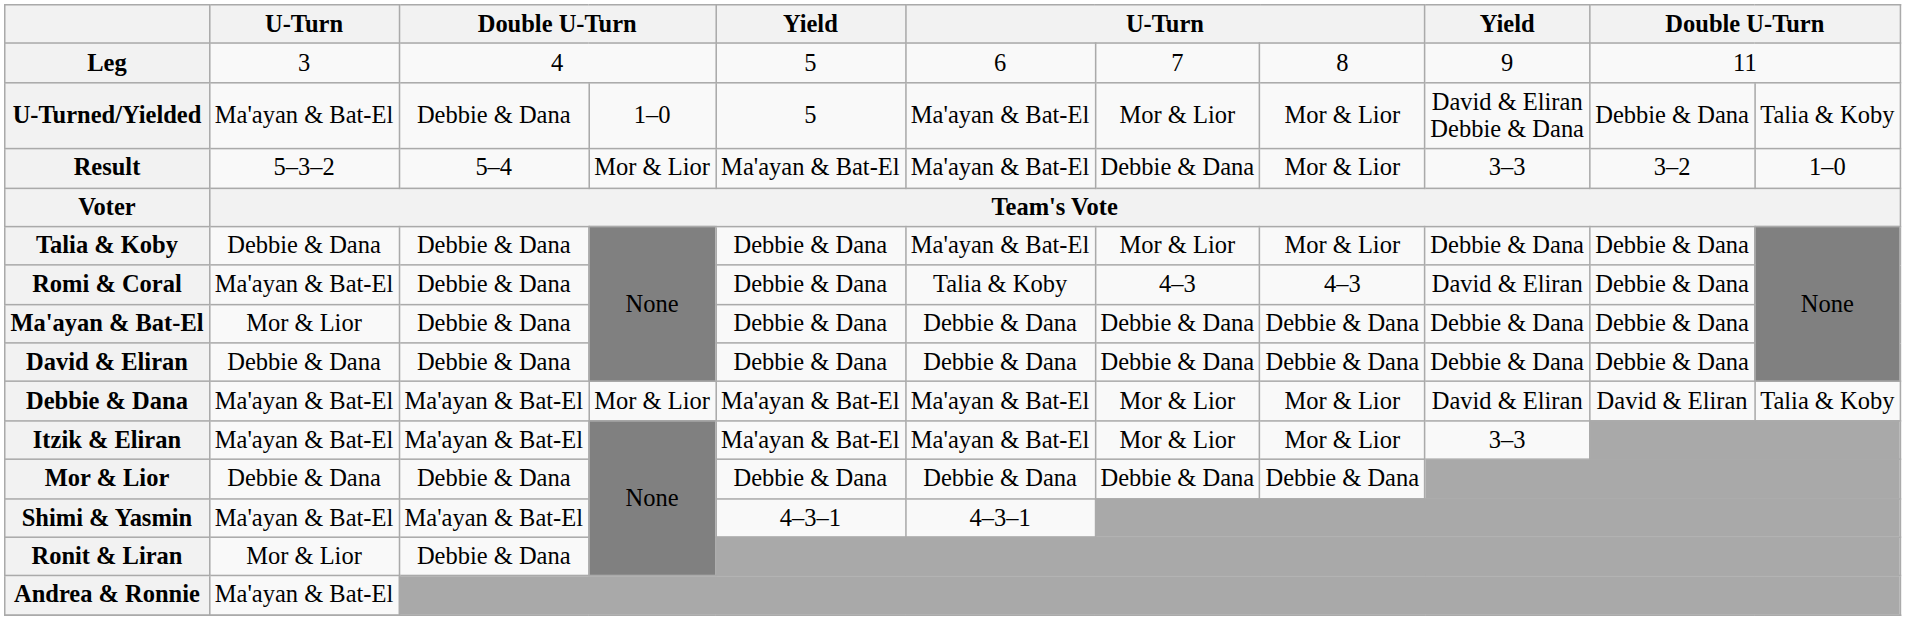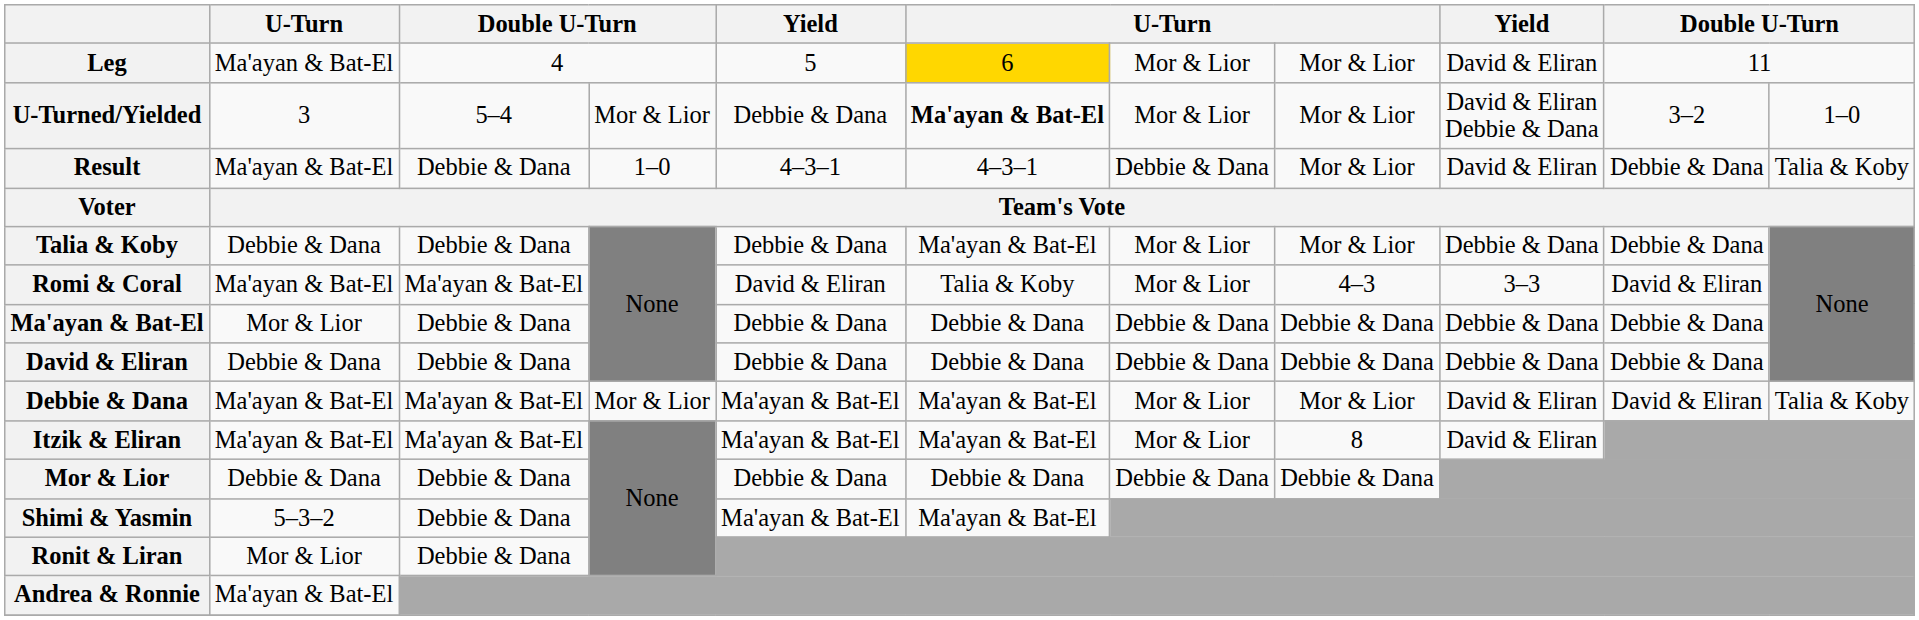(304, 62) 3 -> (304, 62) Ma'ayan & Bat-El
(1000, 62) no background -> (1007, 62) gold background
(1177, 62) 7 -> (1192, 62) Mor & Lior
(1342, 62) 8 -> (1357, 62) Mor & Lior
(1507, 62) 9 -> (1522, 62) David & Eliran
(304, 115) Ma'ayan & Bat-El -> (304, 115) 3
(494, 115) Debbie & Dana -> (494, 115) 5–4
(652, 115) 1–0 -> (652, 115) Mor & Lior
(810, 115) 5 -> (810, 115) Debbie & Dana
(1000, 115) normal -> (1007, 115) bold
(1672, 115) Debbie & Dana -> (1687, 115) 3–2
(1827, 115) Talia & Koby -> (1842, 115) 1–0
(304, 167) 5–3–2 -> (304, 167) Ma'ayan & Bat-El
(494, 167) 5–4 -> (494, 167) Debbie & Dana
(652, 167) Mor & Lior -> (652, 167) 1–0
(810, 167) Ma'ayan & Bat-El -> (810, 167) 4–3–1
(1000, 167) Ma'ayan & Bat-El -> (1007, 167) 4–3–1
(1507, 167) 3–3 -> (1522, 167) David & Eliran
(1672, 167) 3–2 -> (1687, 167) Debbie & Dana
(1827, 167) 1–0 -> (1842, 167) Talia & Koby
(494, 284) Debbie & Dana -> (494, 284) Ma'ayan & Bat-El
(810, 284) Debbie & Dana -> (810, 284) David & Eliran
(1177, 284) 4–3 -> (1192, 284) Mor & Lior
(1507, 284) David & Eliran -> (1522, 284) 3–3
(1672, 284) Debbie & Dana -> (1687, 284) David & Eliran
(1342, 439) Mor & Lior -> (1357, 439) 8
(1507, 439) 3–3 -> (1522, 439) David & Eliran
(304, 517) Ma'ayan & Bat-El -> (304, 517) 5–3–2
(494, 517) Ma'ayan & Bat-El -> (494, 517) Debbie & Dana
(810, 517) 4–3–1 -> (810, 517) Ma'ayan & Bat-El
(1000, 517) 4–3–1 -> (1007, 517) Ma'ayan & Bat-El
